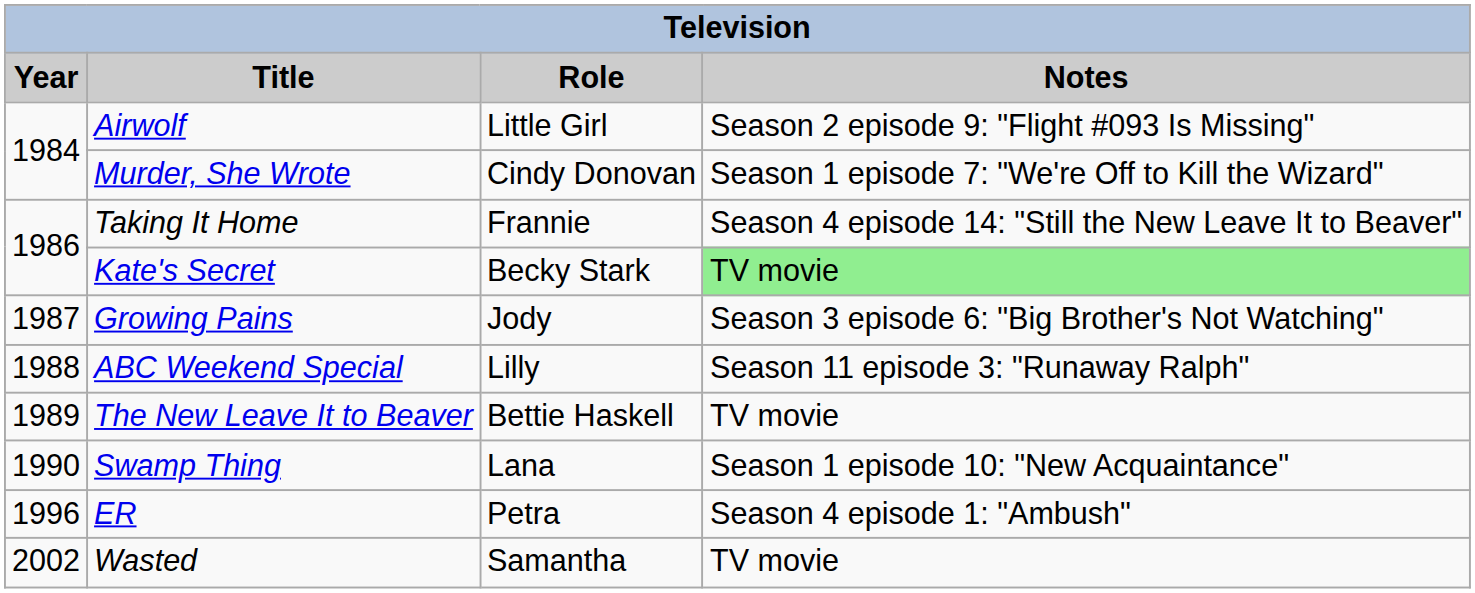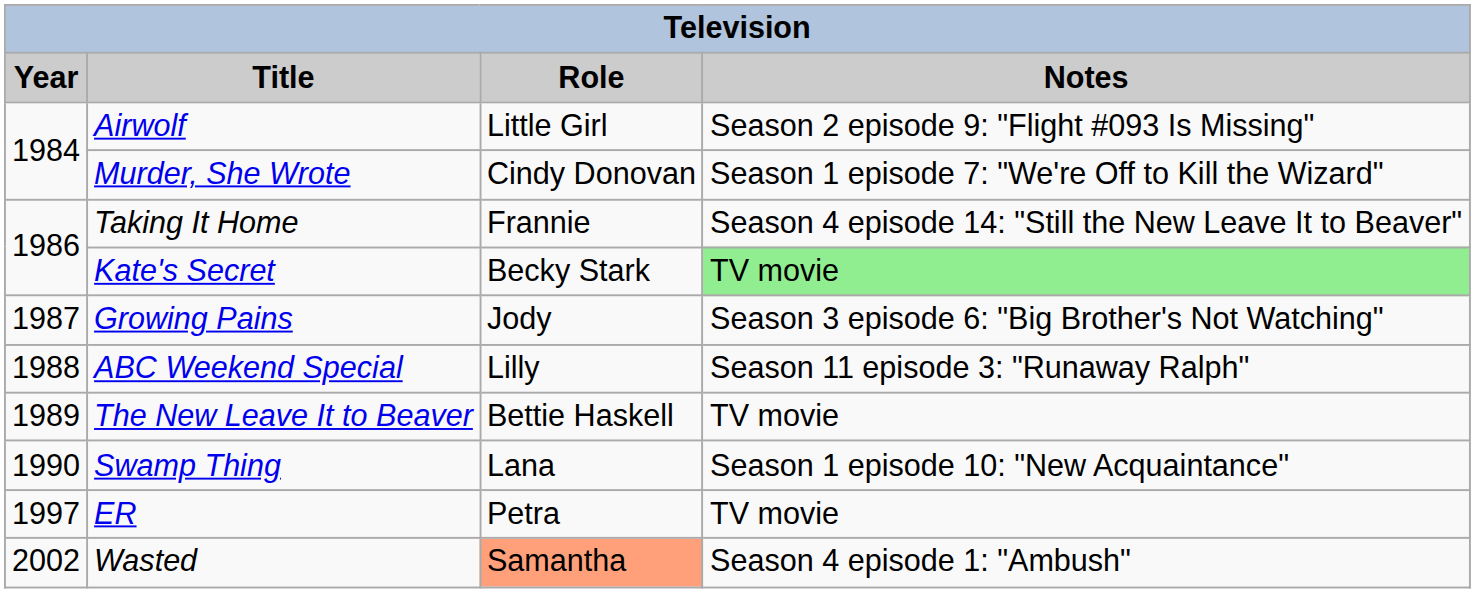(46, 513) 1996 -> (46, 513) 1997
(920, 513) Season 4 episode 1: "Ambush" -> (775, 513) TV movie
(557, 561) no background -> (557, 561) lightsalmon background
(775, 561) TV movie -> (920, 561) Season 4 episode 1: "Ambush"
